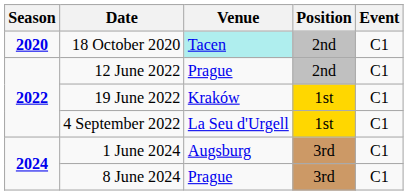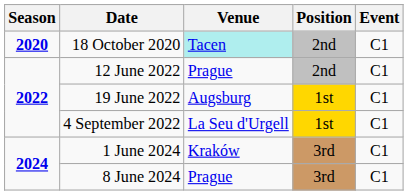(214, 97) Kraków -> (219, 97) Augsburg
(219, 150) Augsburg -> (214, 150) Kraków
